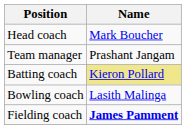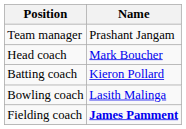rows swapped: (45, 54) <-> (37, 34)
(127, 74) khaki background -> (127, 74) no background
